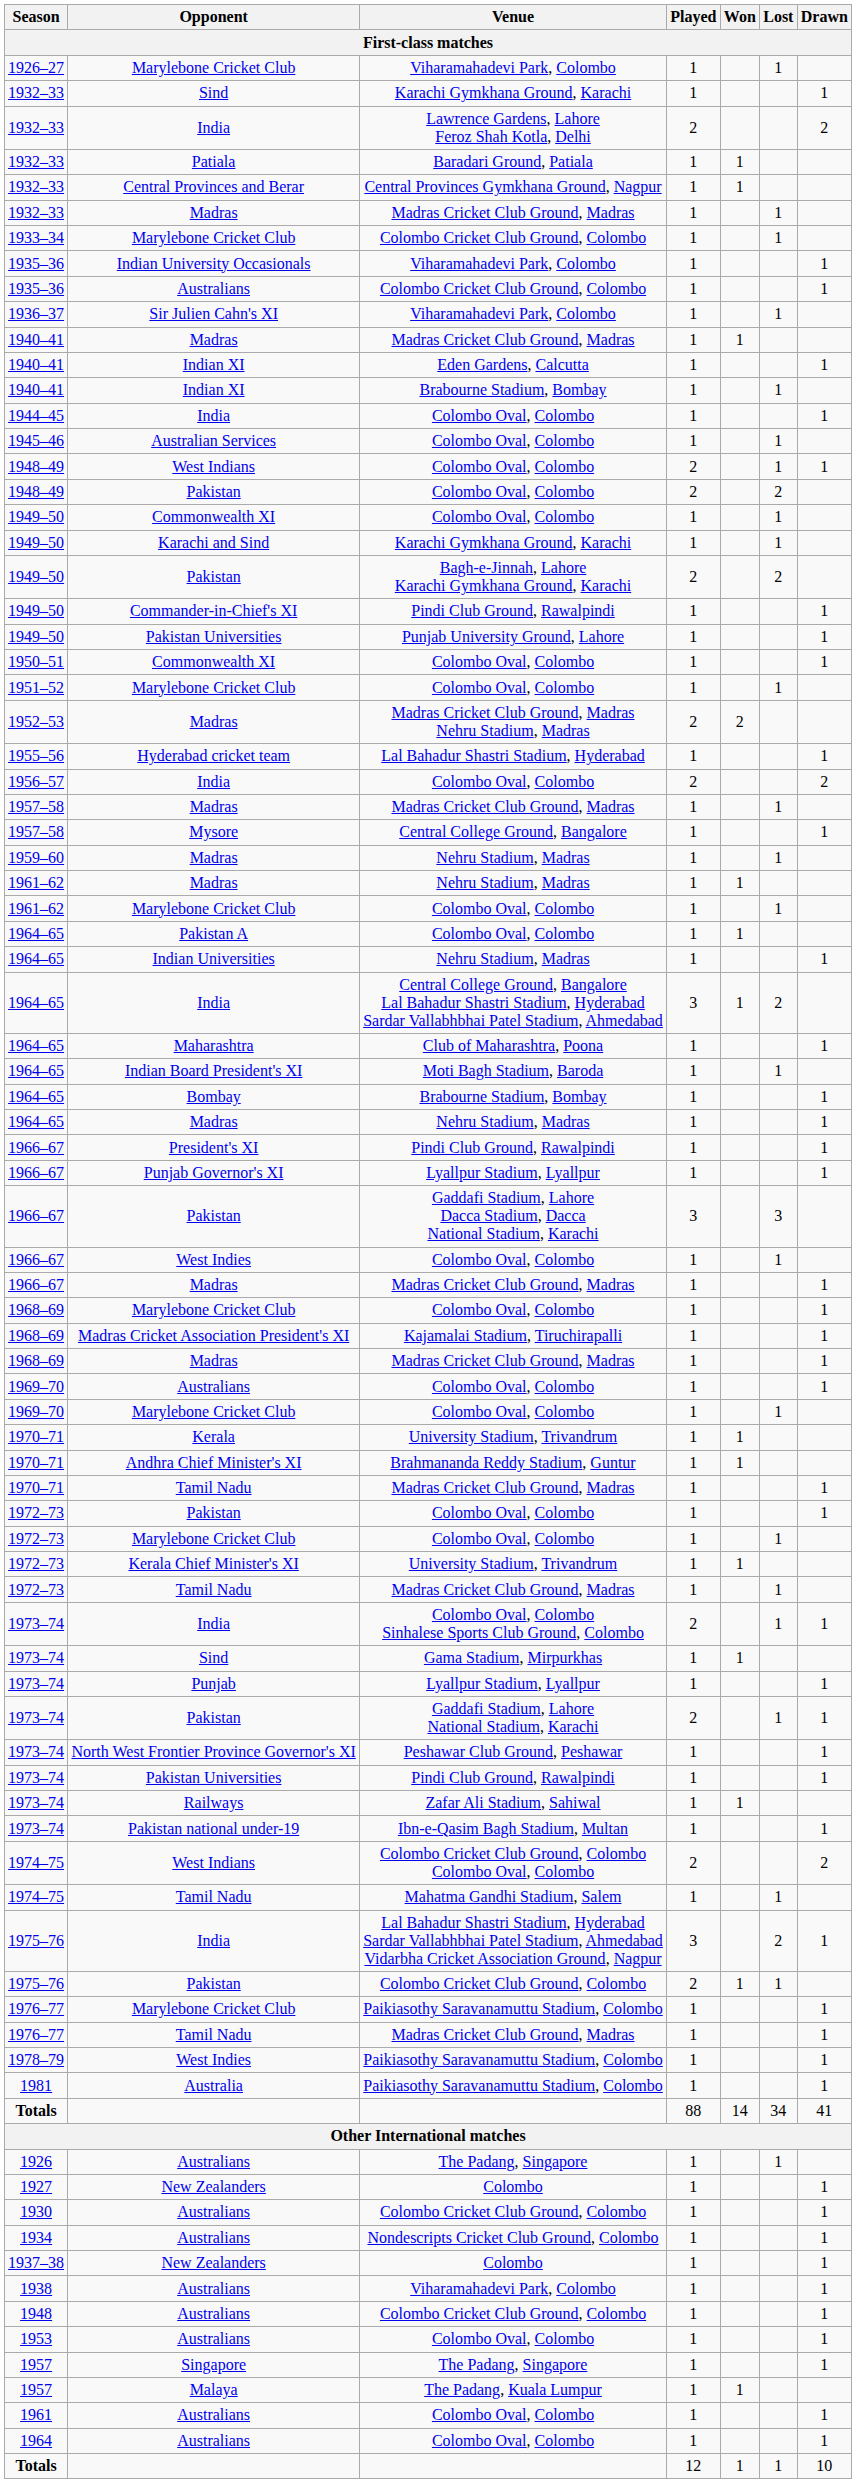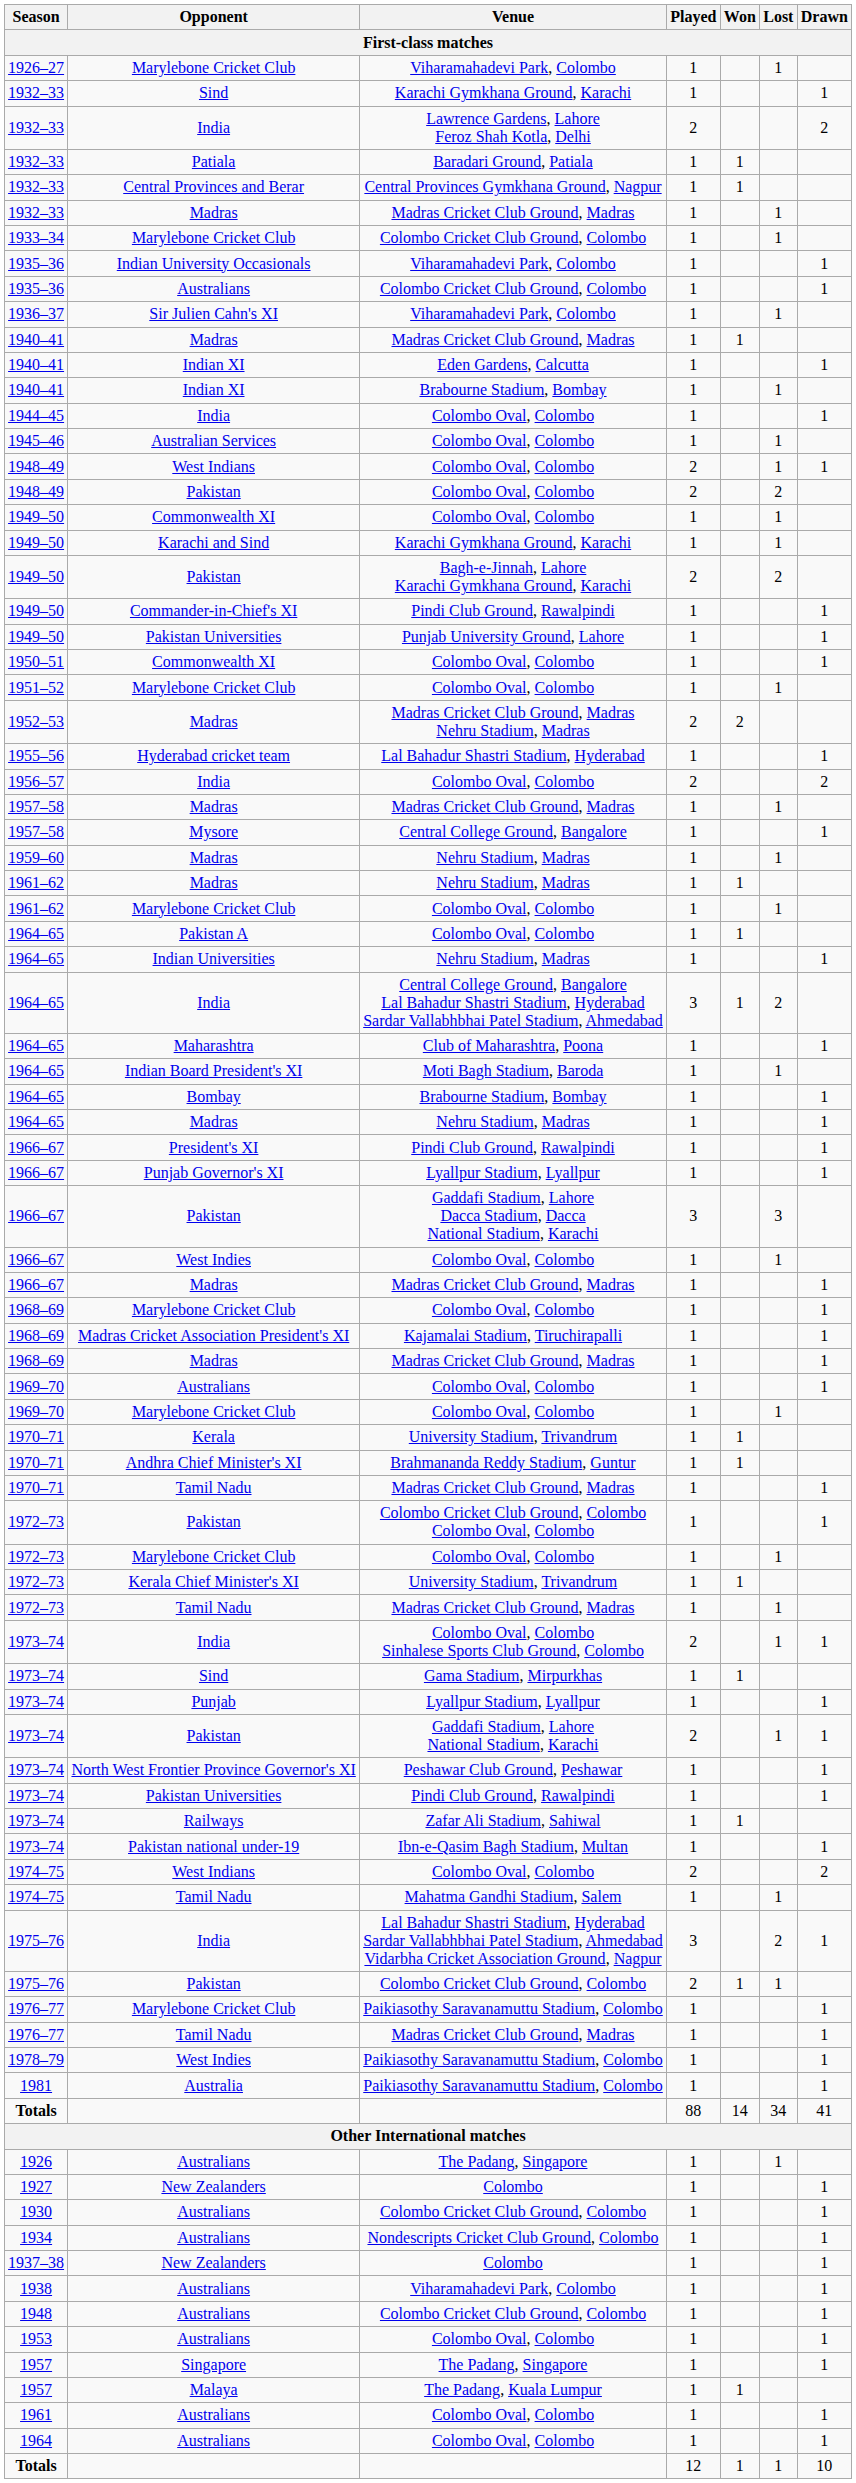(513, 1513) Colombo Oval, Colombo -> (513, 1522) Colombo Cricket Club Ground, Colombo Colombo Oval, Colombo
(513, 1862) Colombo Cricket Club Ground, Colombo Colombo Oval, Colombo -> (513, 1871) Colombo Oval, Colombo
